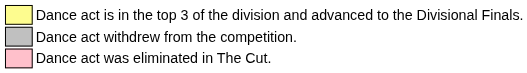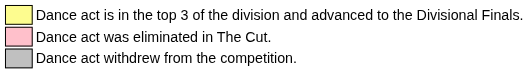rows swapped: (154, 58) <-> (166, 37)
